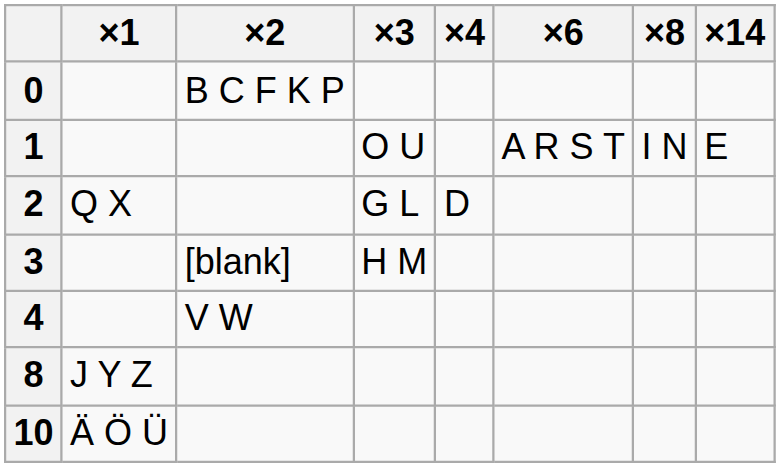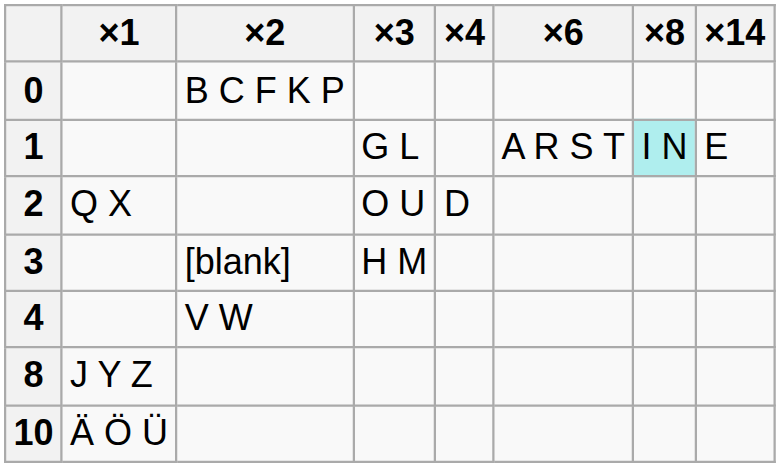(393, 147) O U -> (390, 147) G L
(665, 147) no background -> (665, 147) paleturquoise background
(390, 204) G L -> (393, 204) O U
